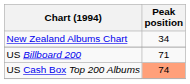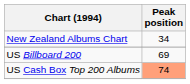(164, 54) 71 -> (164, 54) 69
